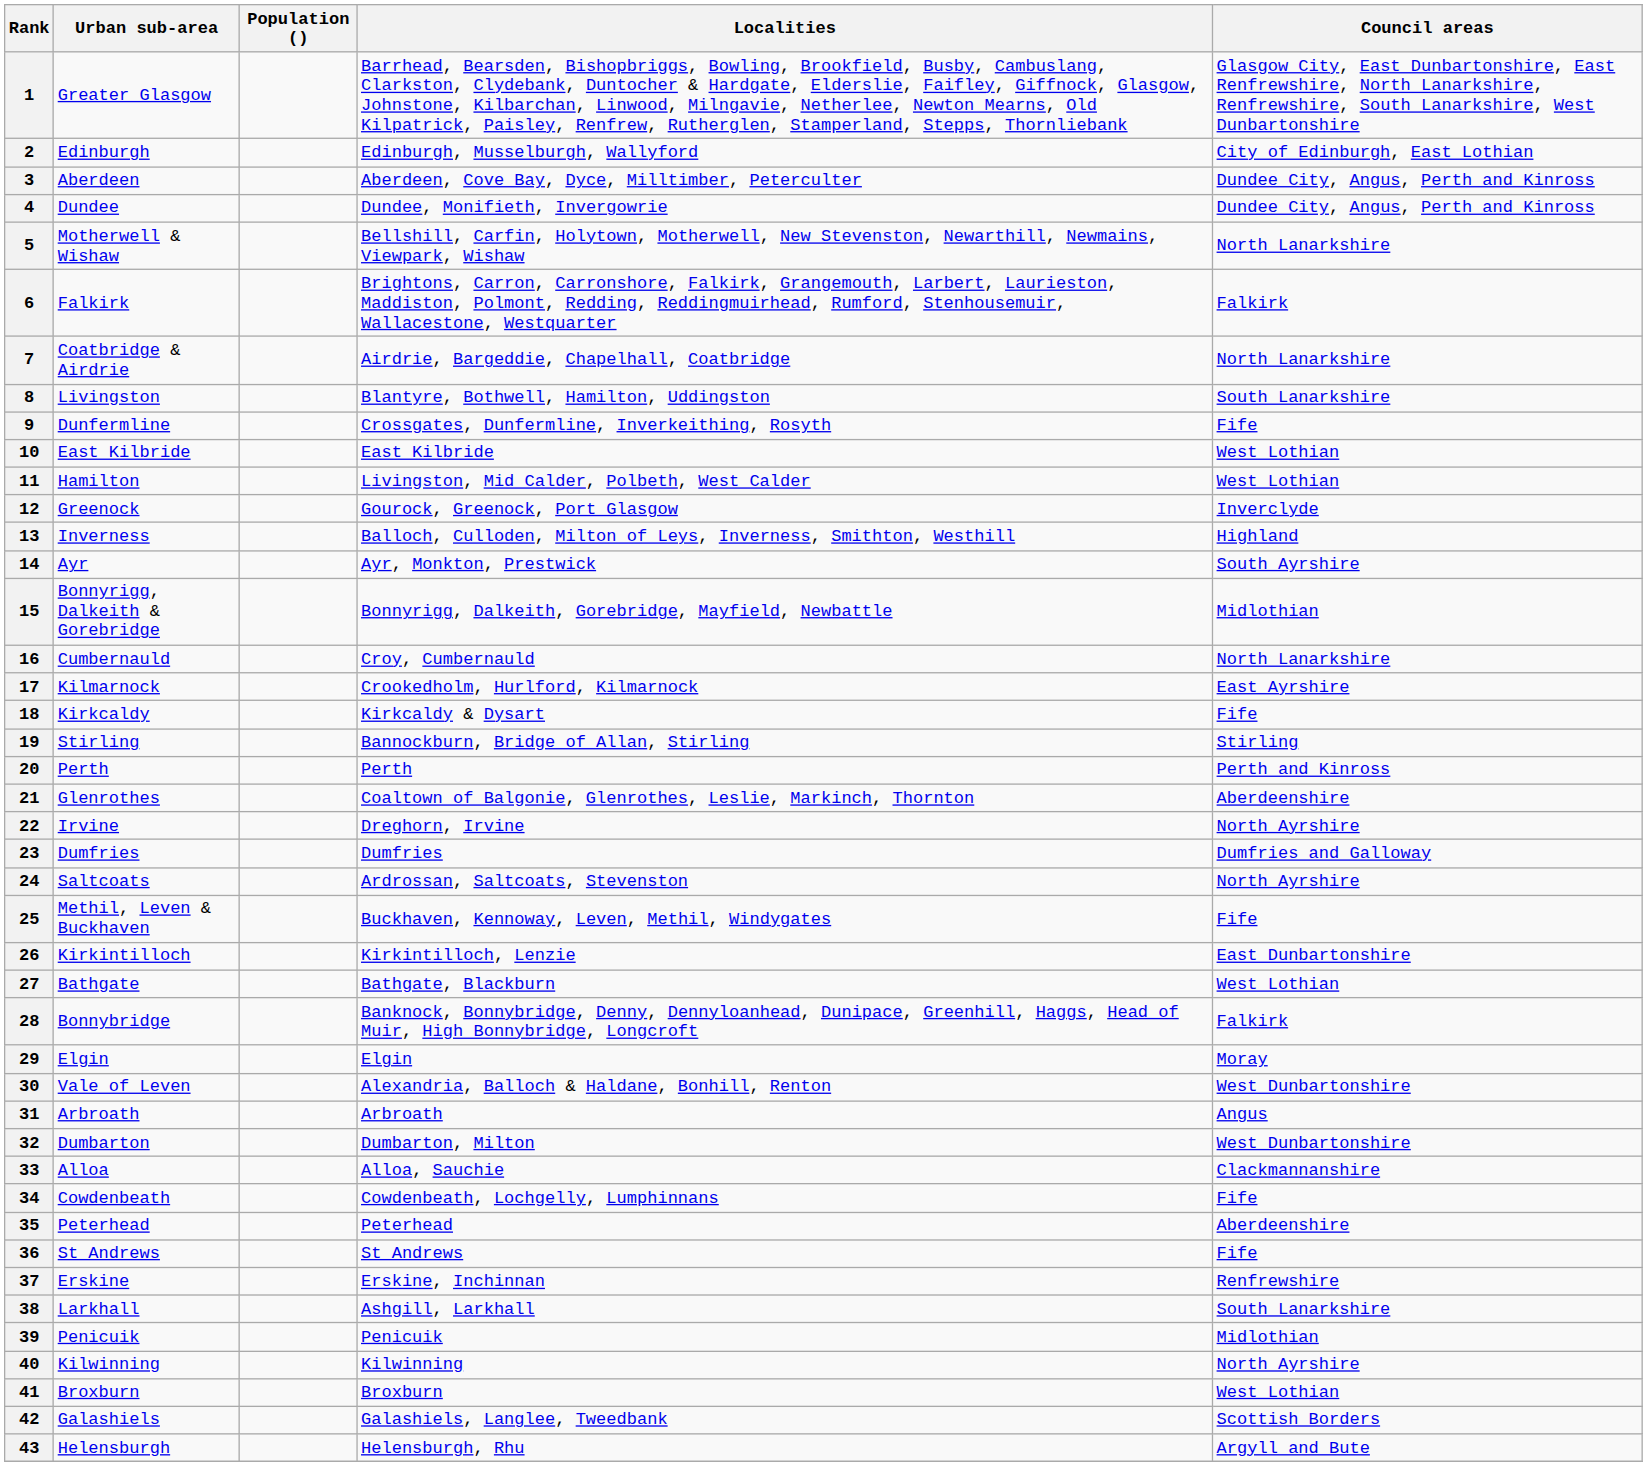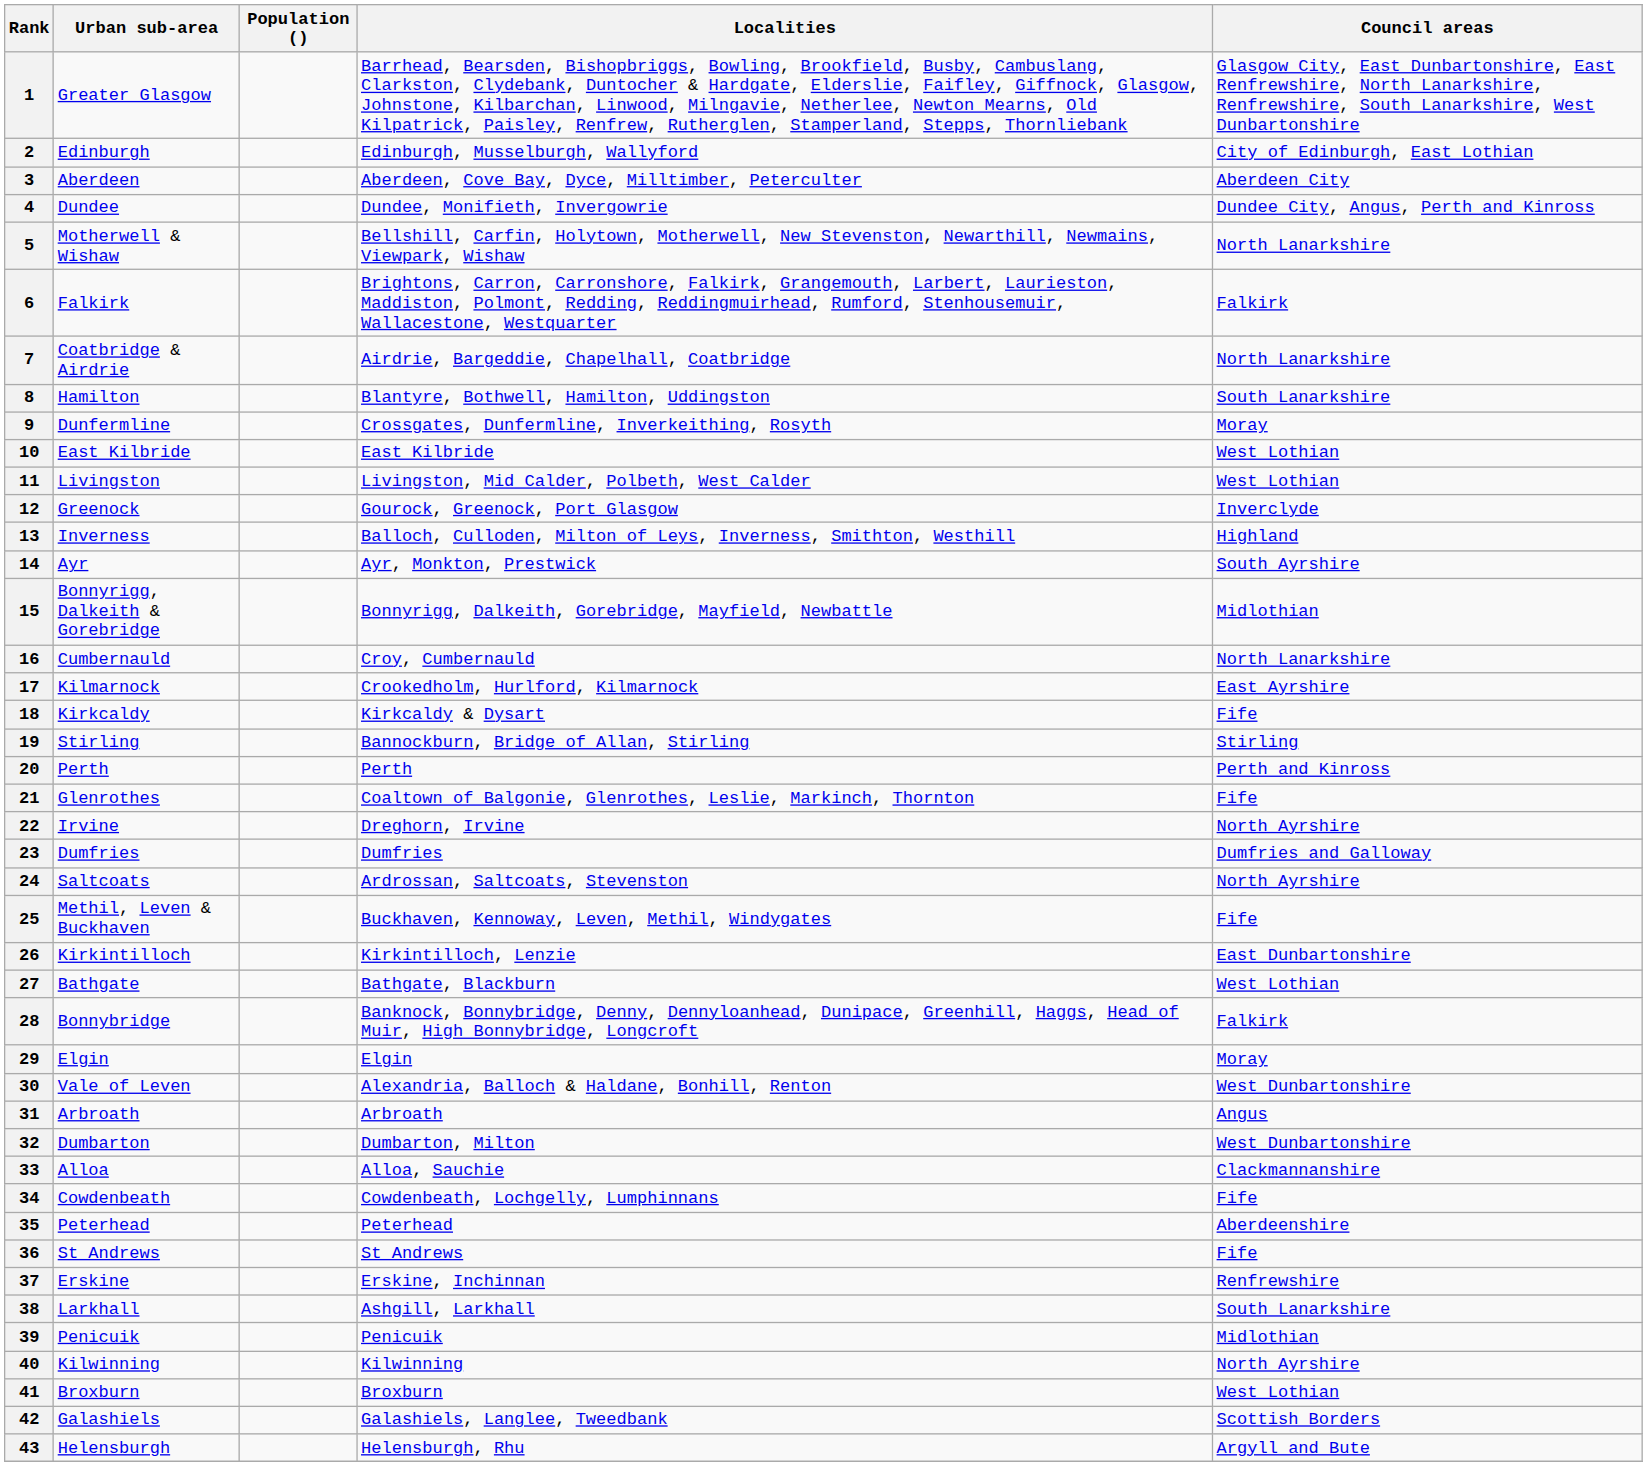(1406, 180) Dundee City, Angus, Perth and Kinross -> (1283, 180) Aberdeen City
(109, 398) Livingston -> (99, 398) Hamilton
(1237, 426) Fife -> (1242, 426) Moray
(99, 481) Hamilton -> (109, 481) Livingston
(1283, 798) Aberdeenshire -> (1237, 798) Fife
